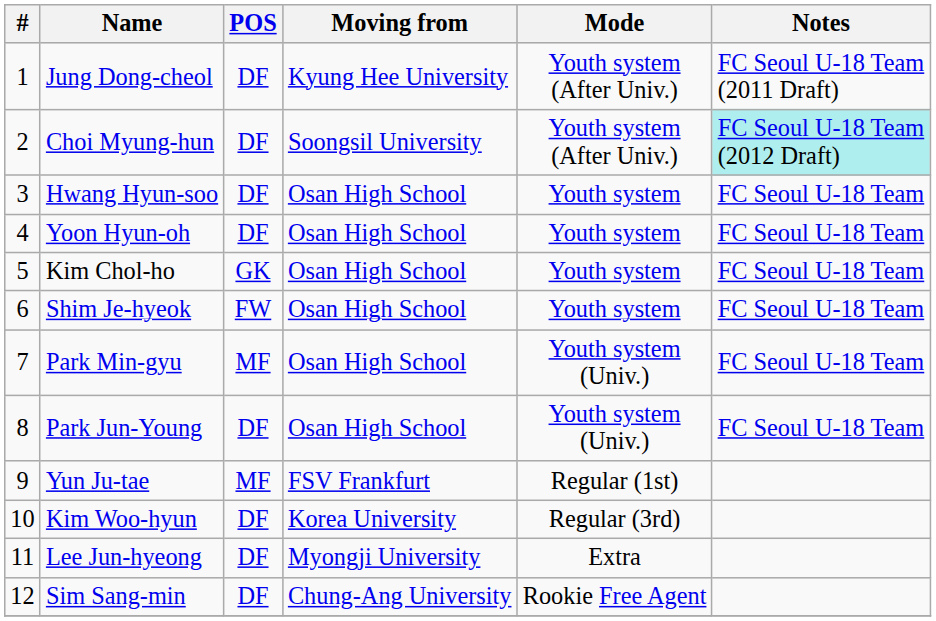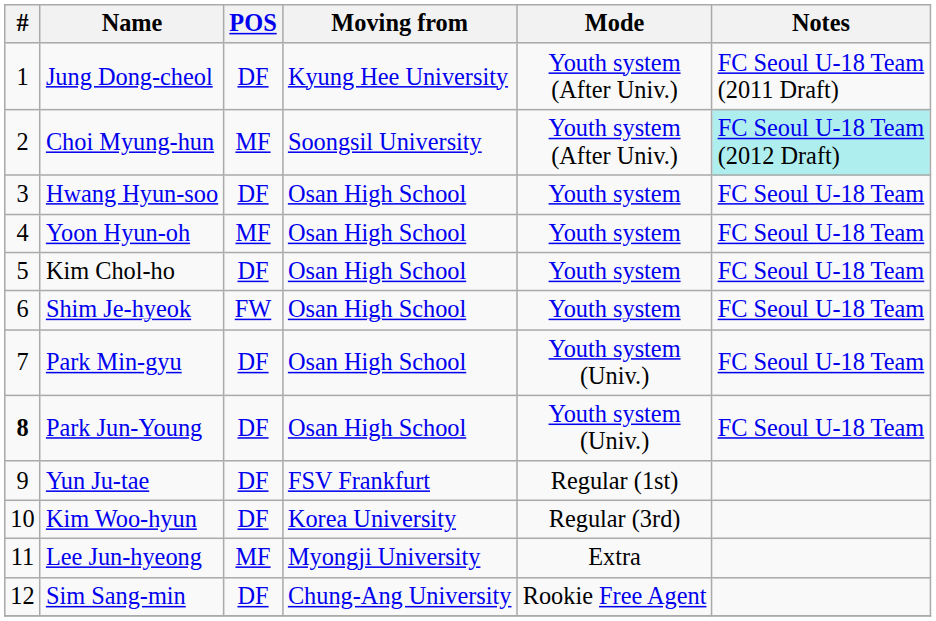(253, 141) DF -> (253, 141) MF
(253, 232) DF -> (253, 232) MF
(253, 271) GK -> (253, 271) DF
(253, 362) MF -> (253, 362) DF
(23, 428) normal -> (23, 428) bold
(253, 480) MF -> (253, 480) DF
(253, 557) DF -> (253, 557) MF
